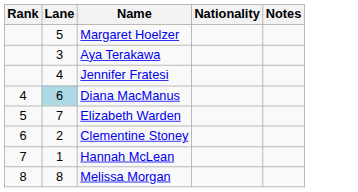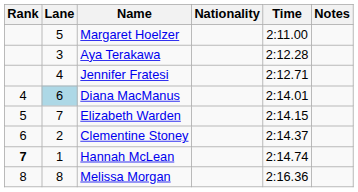+ column: (287, 14)
(23, 156) normal -> (23, 156) bold
